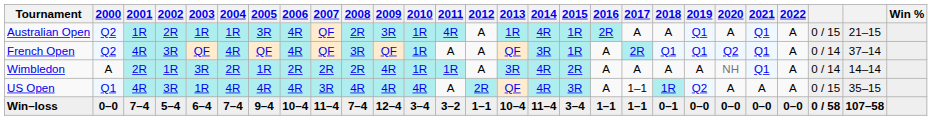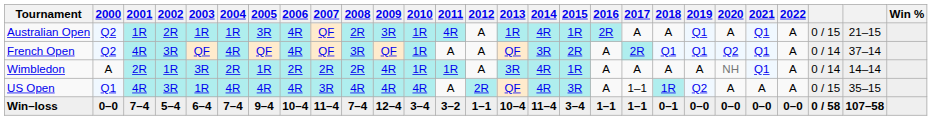(575, 51) 1R -> (575, 51) 2R
(575, 69) 2R -> (575, 69) 1R
